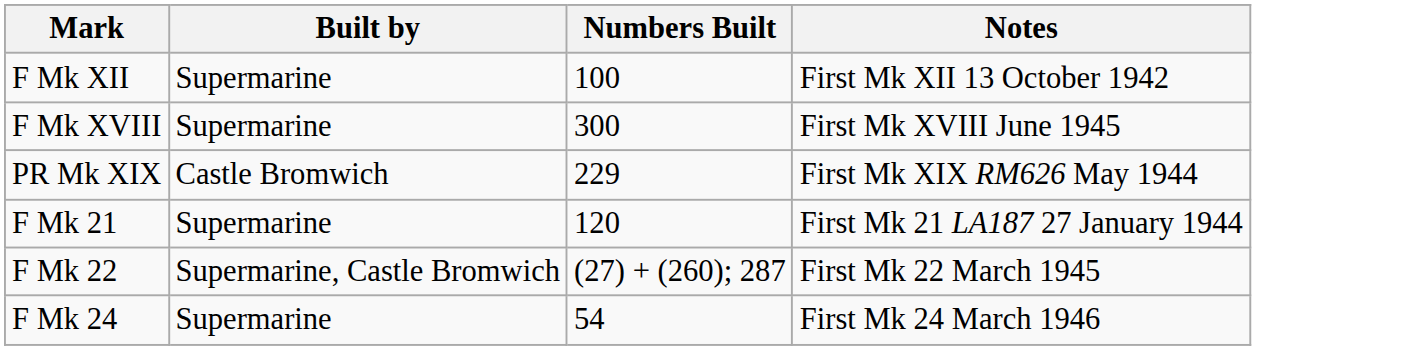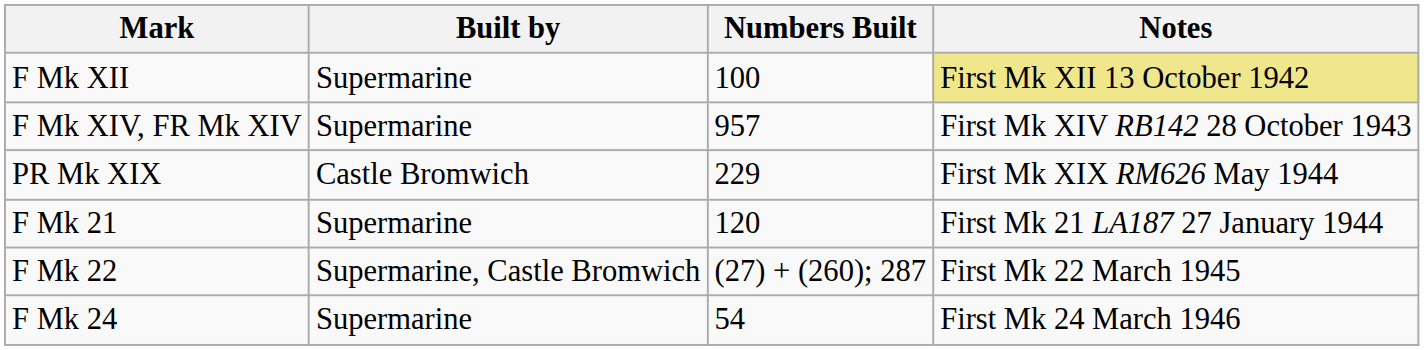(984, 77) no background -> (1125, 77) khaki background
+ row: (157, 125)
- row: (87, 125)
